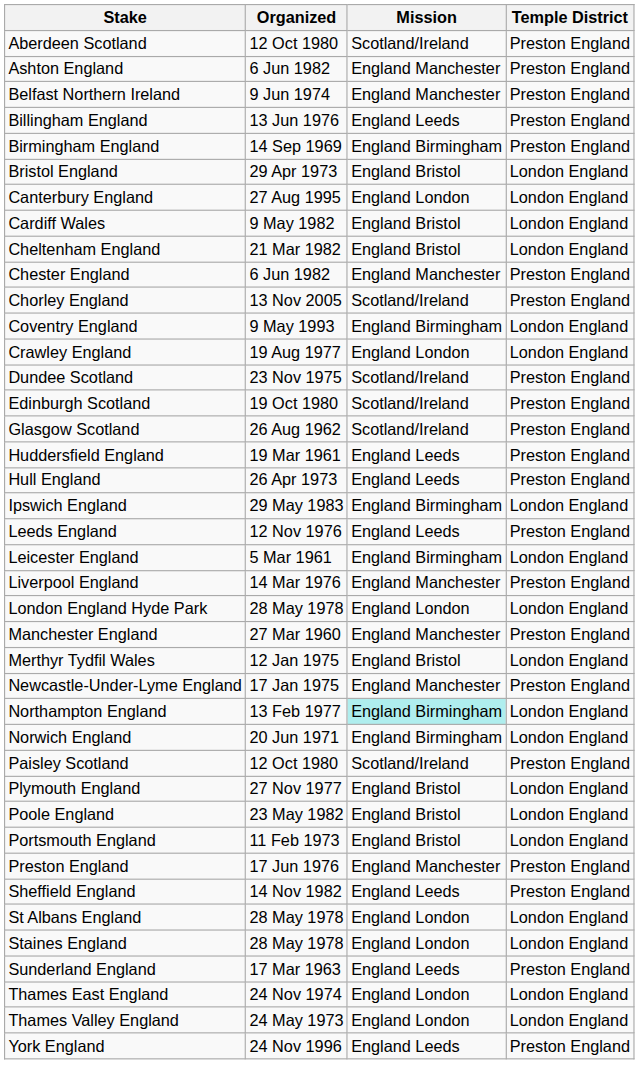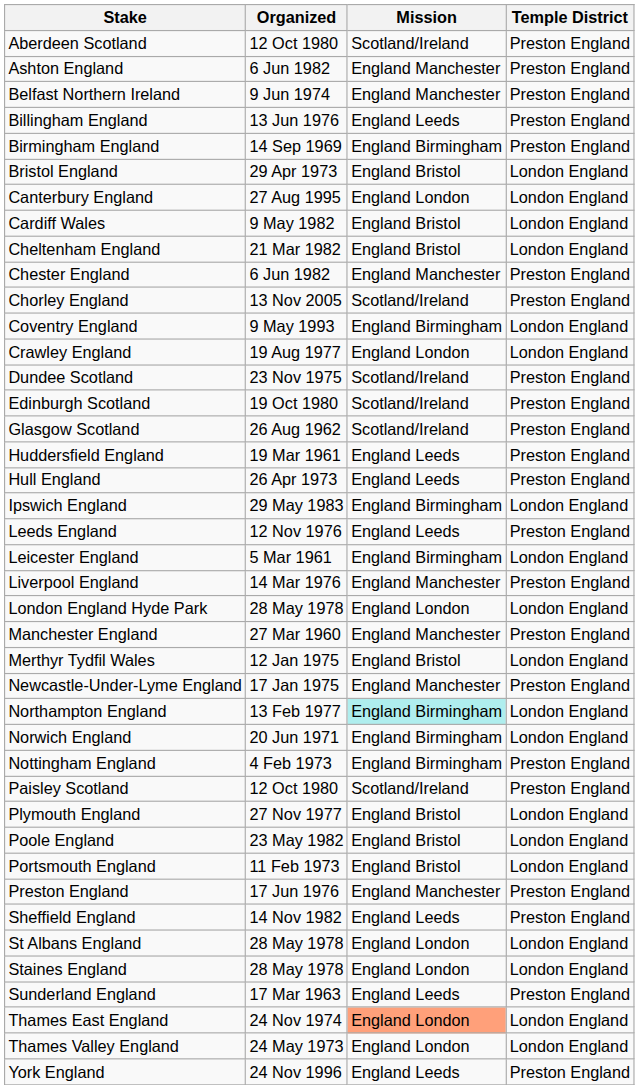+ row: (82, 763)
(410, 995) no background -> (410, 1020) lightsalmon background
